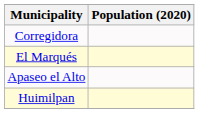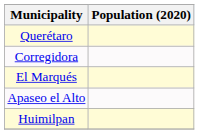+ row: (46, 35)
